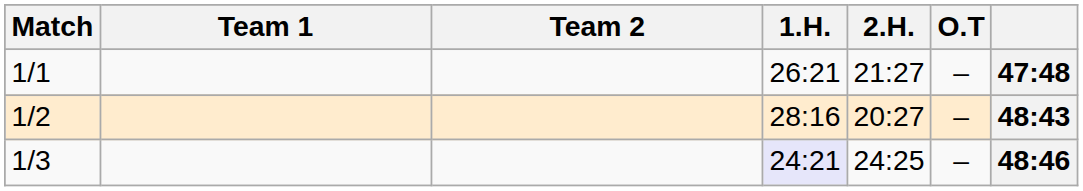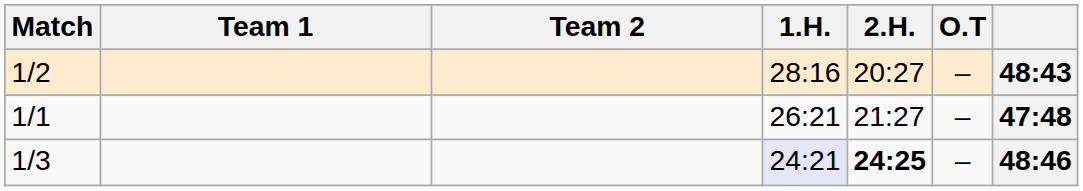rows swapped: (31, 71) <-> (31, 116)
(889, 161) normal -> (890, 161) bold
